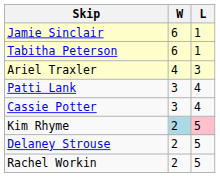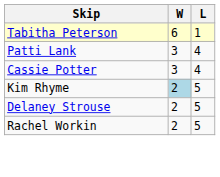- row: (55, 32)
- row: (52, 70)
(197, 126) pink background -> (197, 88) no background
